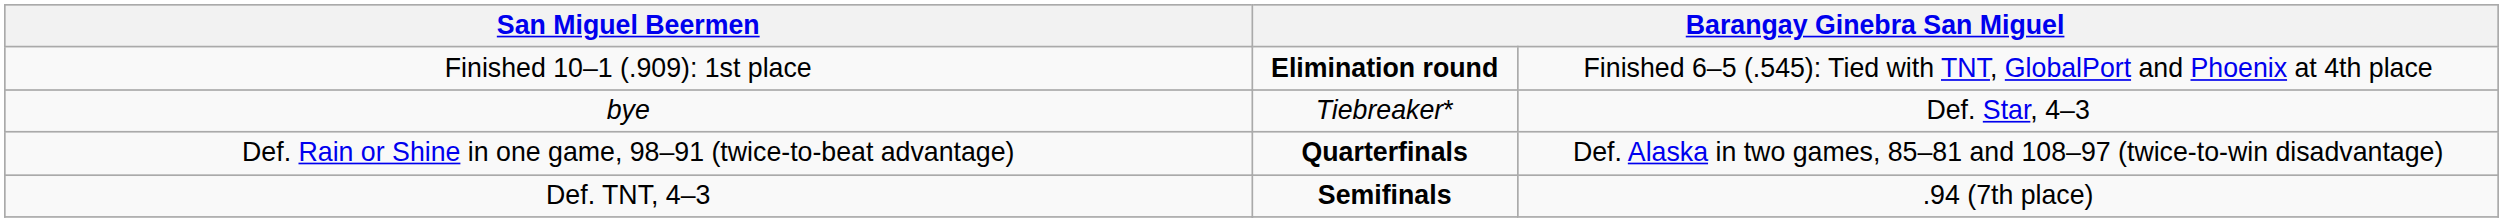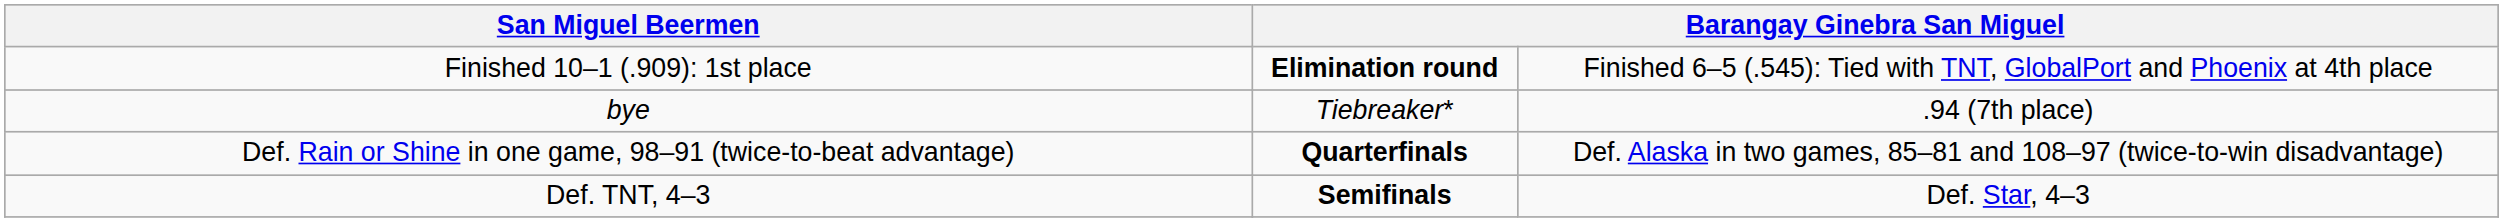(2008, 110) Def. Star, 4–3 -> (2008, 110) .94 (7th place)
(2008, 195) .94 (7th place) -> (2008, 195) Def. Star, 4–3
